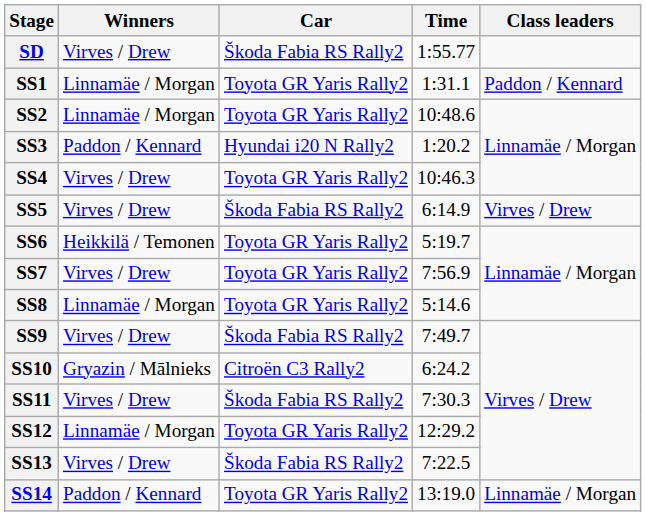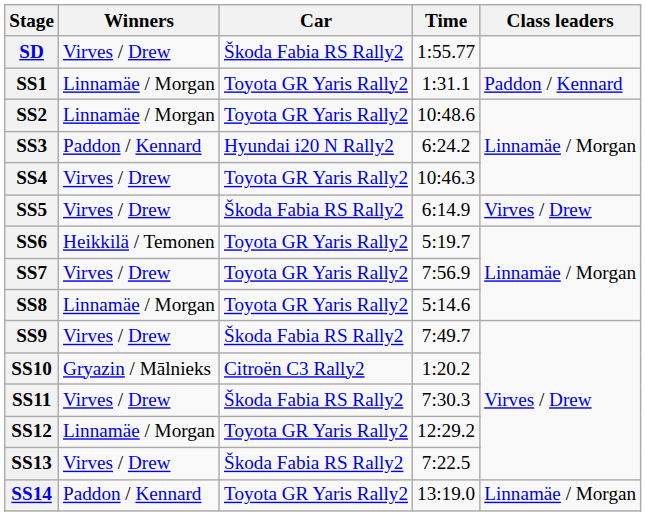(446, 146) 1:20.2 -> (446, 146) 6:24.2
(446, 367) 6:24.2 -> (446, 367) 1:20.2
